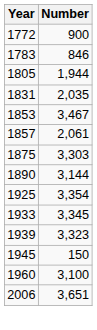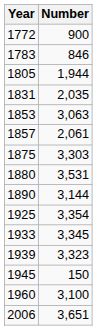(73, 114) 3,467 -> (73, 114) 3,063
+ row: (21, 174)
